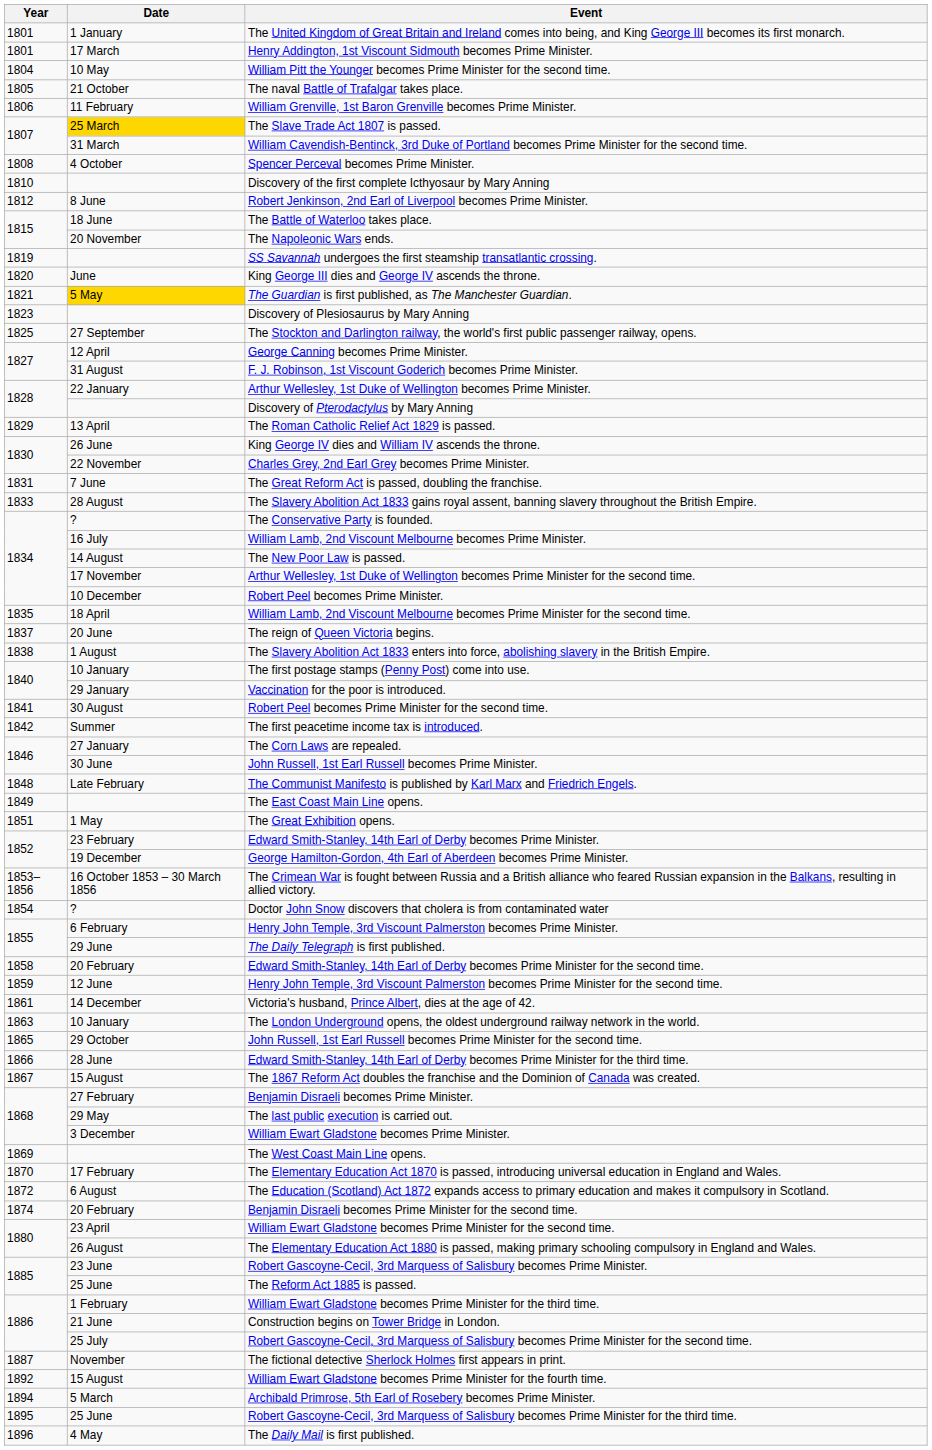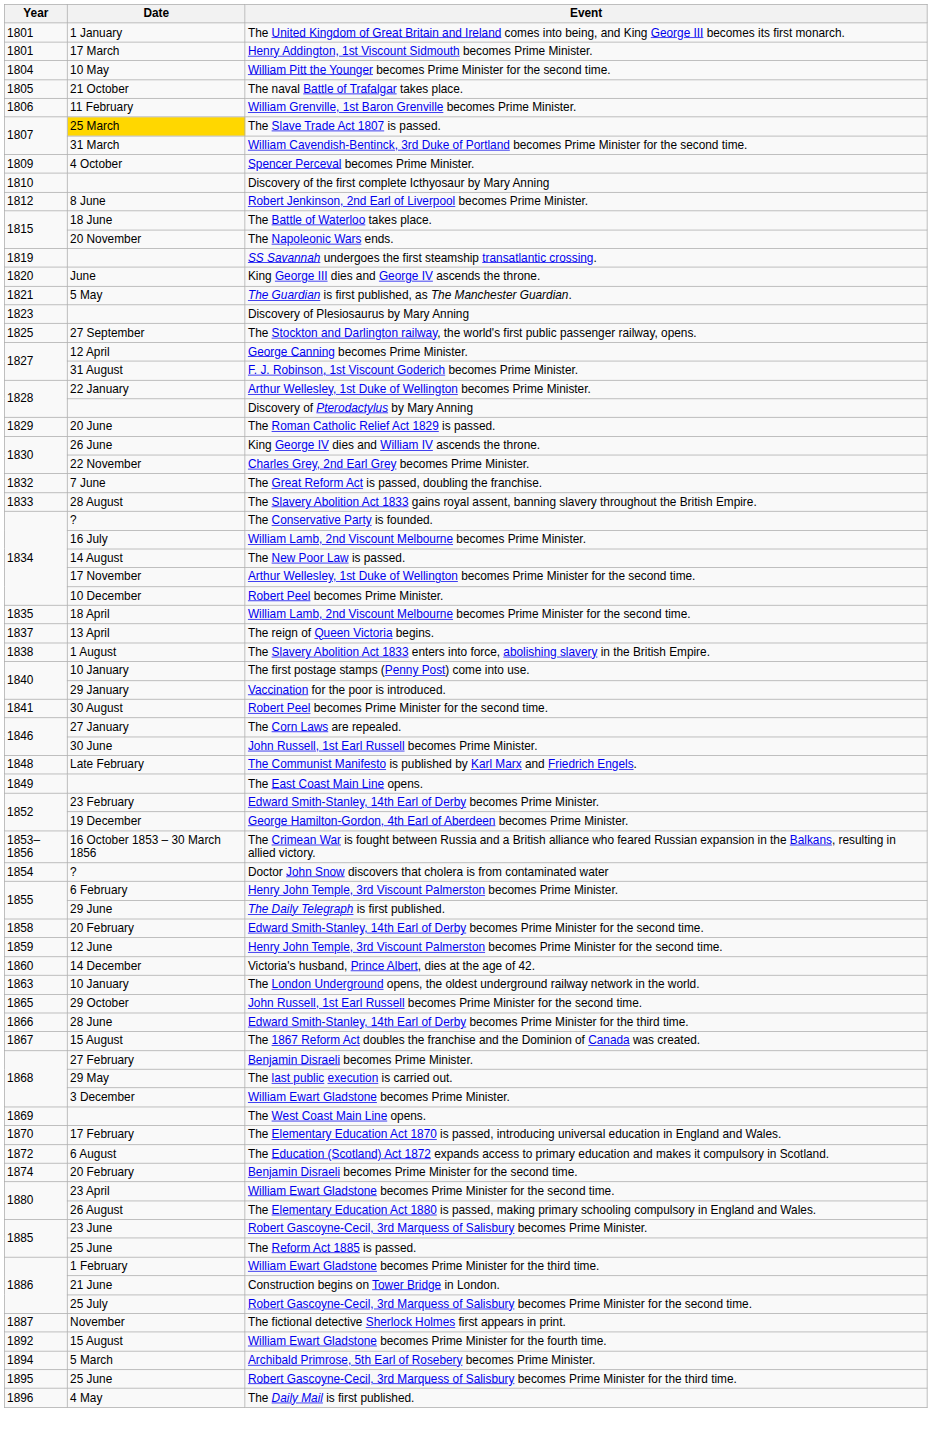(20, 164) 1808 -> (20, 164) 1809
(86, 295) gold background -> (86, 295) no background
(90, 426) 13 April -> (91, 426) 20 June
(20, 483) 1831 -> (20, 483) 1832
(91, 633) 20 June -> (90, 633) 13 April
- row: (365, 727)
- row: (321, 821)
(20, 1003) 1861 -> (20, 966) 1860
